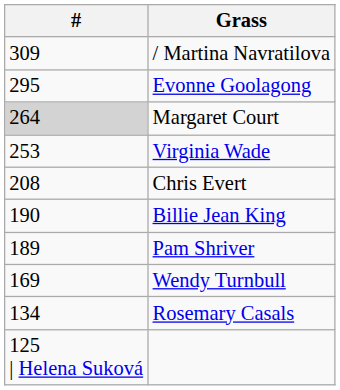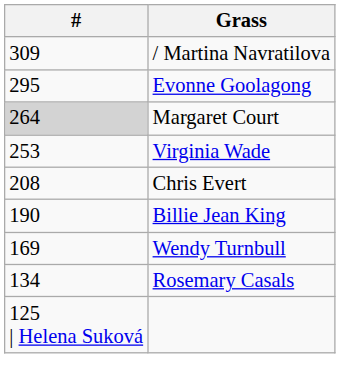- row: (203, 248)
